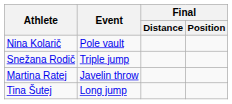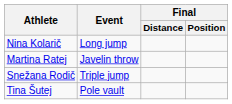(102, 44) Pole vault -> (103, 44) Long jump
rows swapped: (37, 76) <-> (41, 60)
(103, 91) Long jump -> (102, 91) Pole vault
